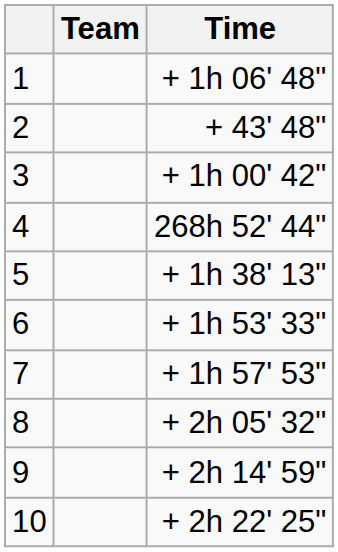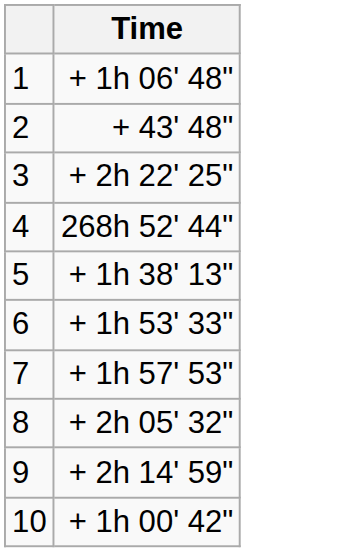- column: (100, 29)
(244, 176) + 1h 00' 42" -> (151, 176) + 2h 22' 25"
(244, 521) + 2h 22' 25" -> (151, 521) + 1h 00' 42"
